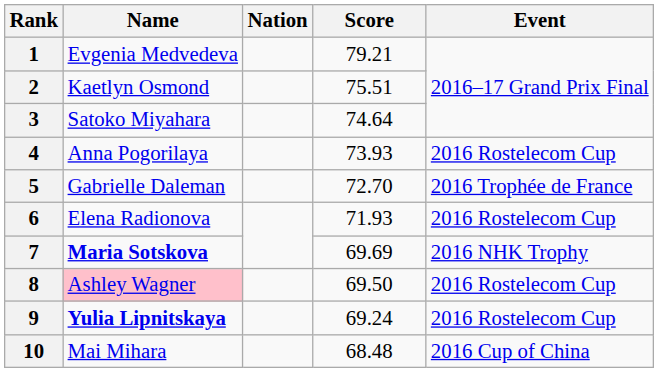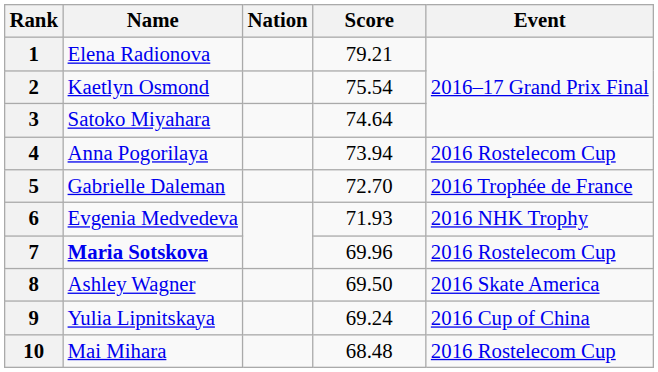(153, 53) Evgenia Medvedeva -> (139, 53) Elena Radionova
(369, 86) 75.51 -> (369, 86) 75.54
(369, 152) 73.93 -> (369, 152) 73.94
(139, 218) Elena Radionova -> (153, 218) Evgenia Medvedeva
(523, 218) 2016 Rostelecom Cup -> (509, 218) 2016 NHK Trophy
(369, 251) 69.69 -> (369, 251) 69.96
(509, 251) 2016 NHK Trophy -> (523, 251) 2016 Rostelecom Cup
(132, 284) pink background -> (132, 284) no background
(523, 284) 2016 Rostelecom Cup -> (515, 284) 2016 Skate America
(147, 317) bold -> (141, 317) normal
(523, 317) 2016 Rostelecom Cup -> (510, 317) 2016 Cup of China
(510, 350) 2016 Cup of China -> (523, 350) 2016 Rostelecom Cup
